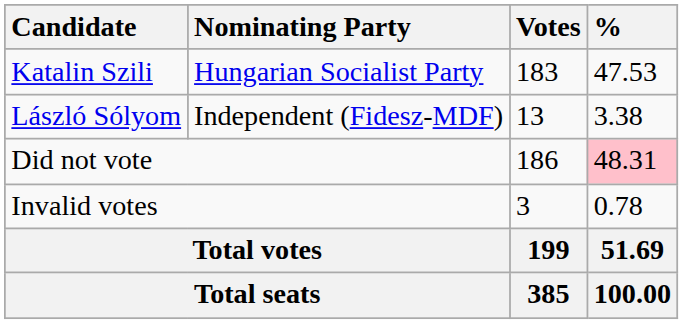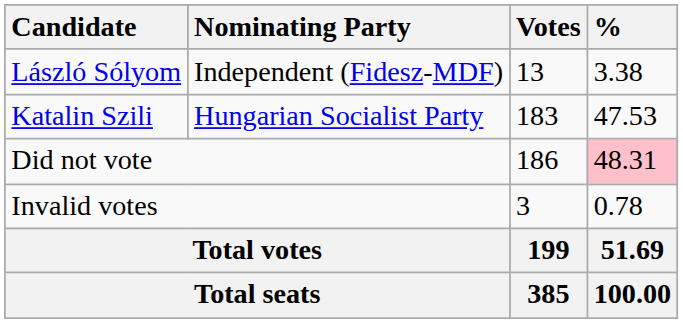rows swapped: (82, 71) <-> (96, 116)
